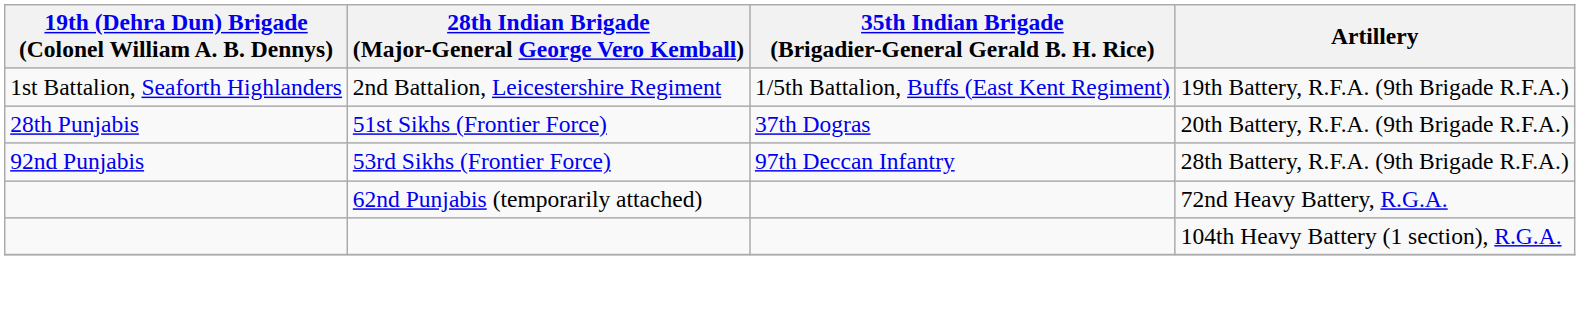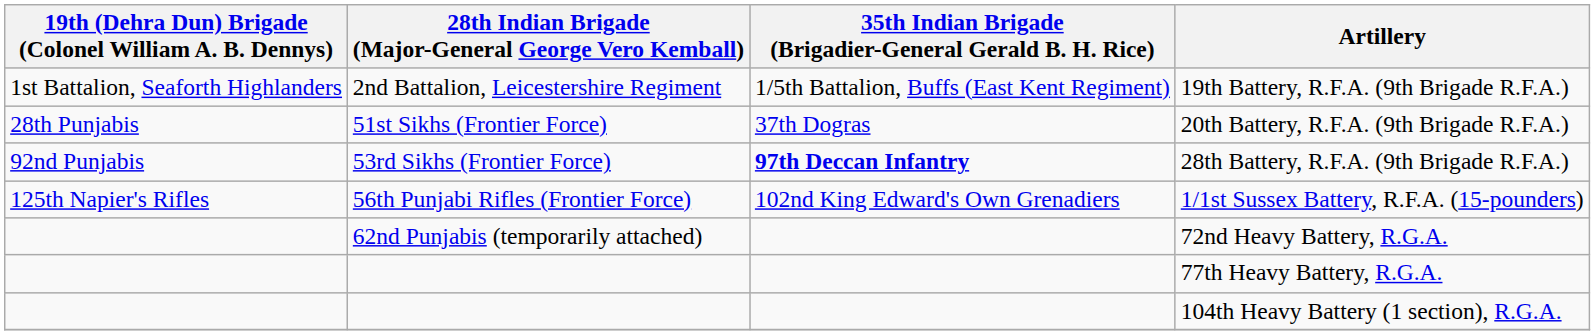(855, 161) normal -> (862, 161) bold
+ row: (1382, 198)
+ row: (1312, 273)
